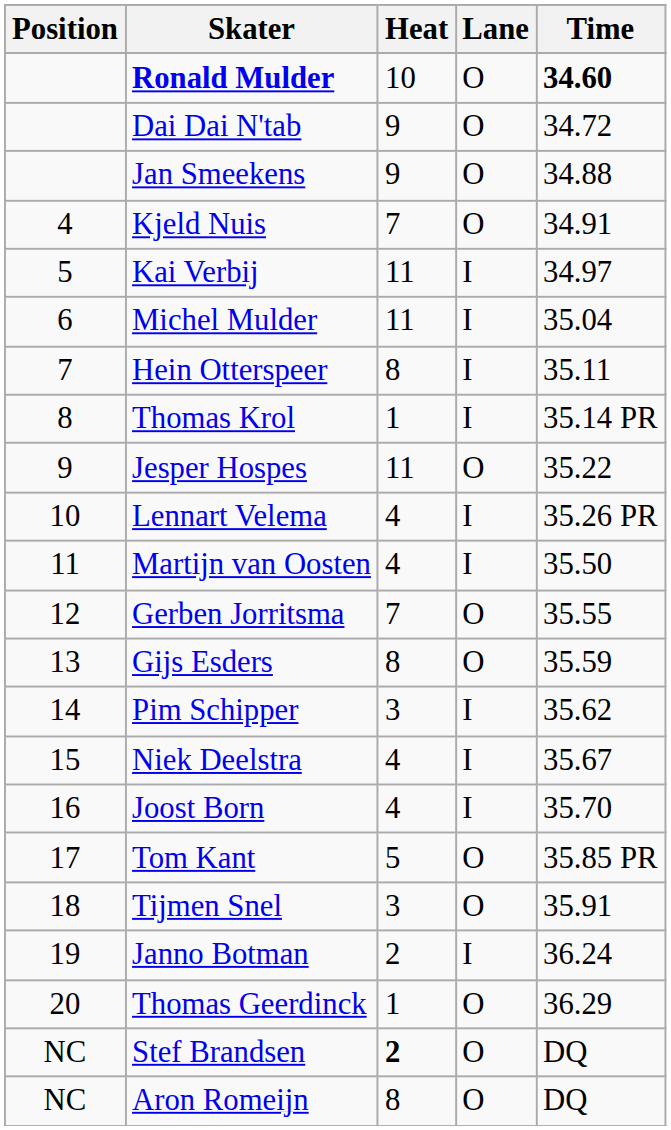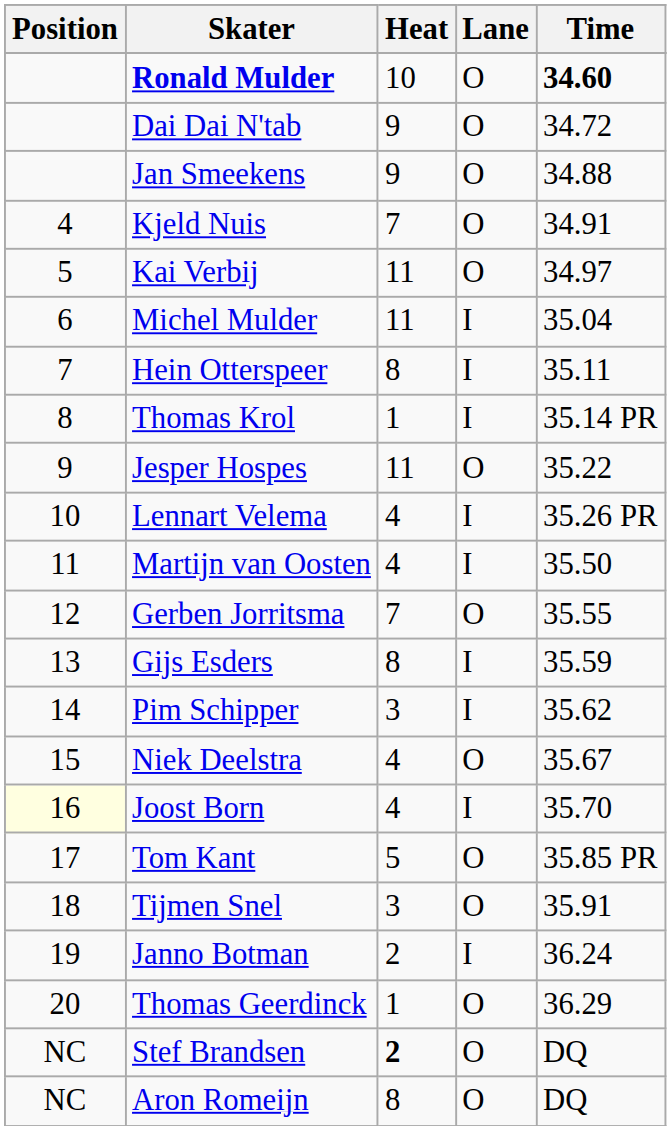(467, 272) I -> (473, 272) O
(473, 662) O -> (467, 662) I
(467, 759) I -> (473, 759) O
(65, 808) no background -> (65, 808) lightyellow background
